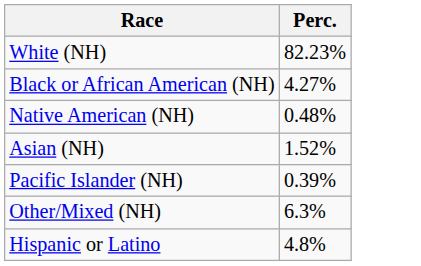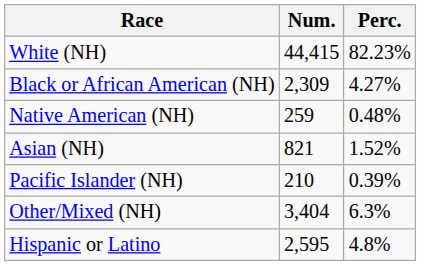+ column: (312, 20)
